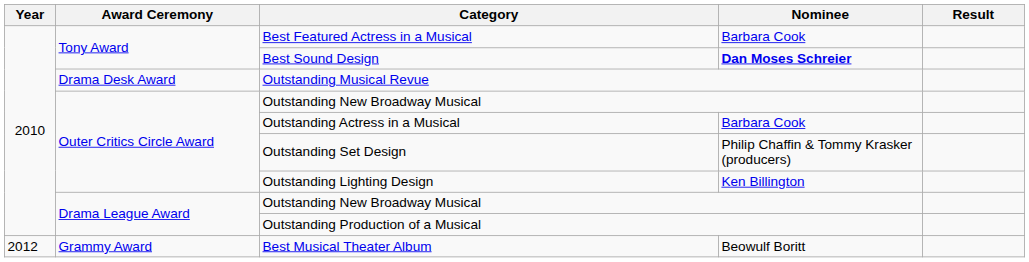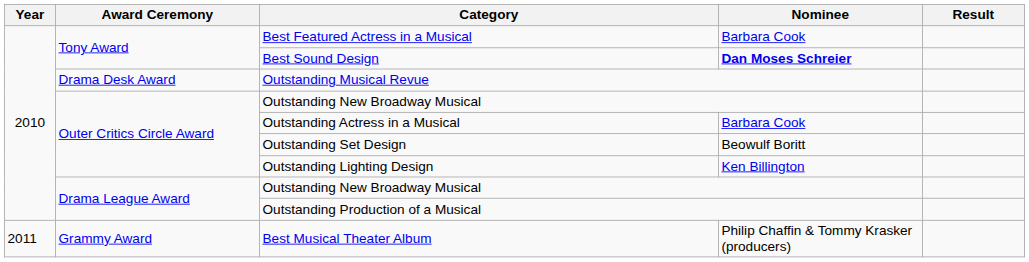(817, 152) Philip Chaffin & Tommy Krasker (producers) -> (763, 144) Beowulf Boritt
(23, 246) 2012 -> (22, 238) 2011
(763, 246) Beowulf Boritt -> (817, 238) Philip Chaffin & Tommy Krasker (producers)
